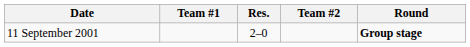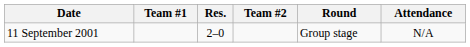+ column: (423, 13)
(391, 32) bold -> (329, 32) normal
